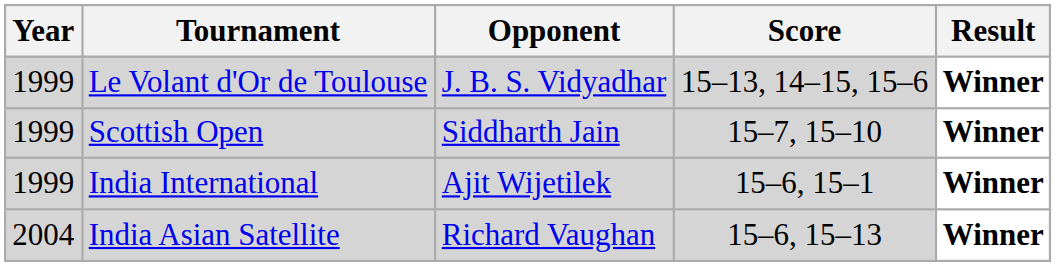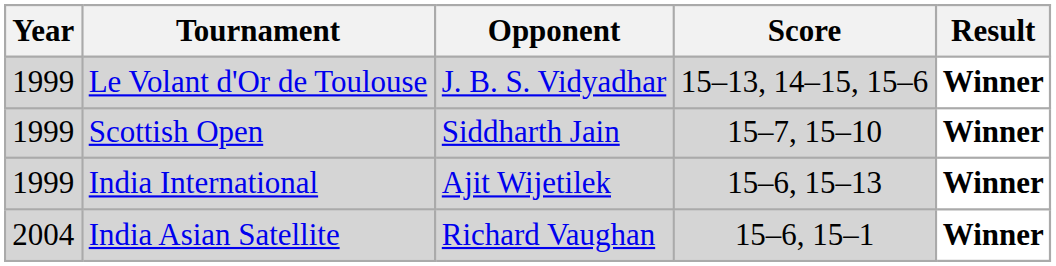(805, 183) 15–6, 15–1 -> (805, 183) 15–6, 15–13
(805, 234) 15–6, 15–13 -> (805, 234) 15–6, 15–1
